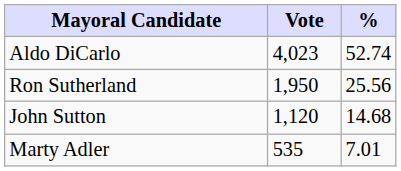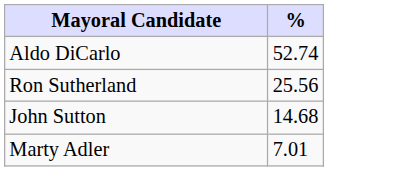- column: (304, 20)
